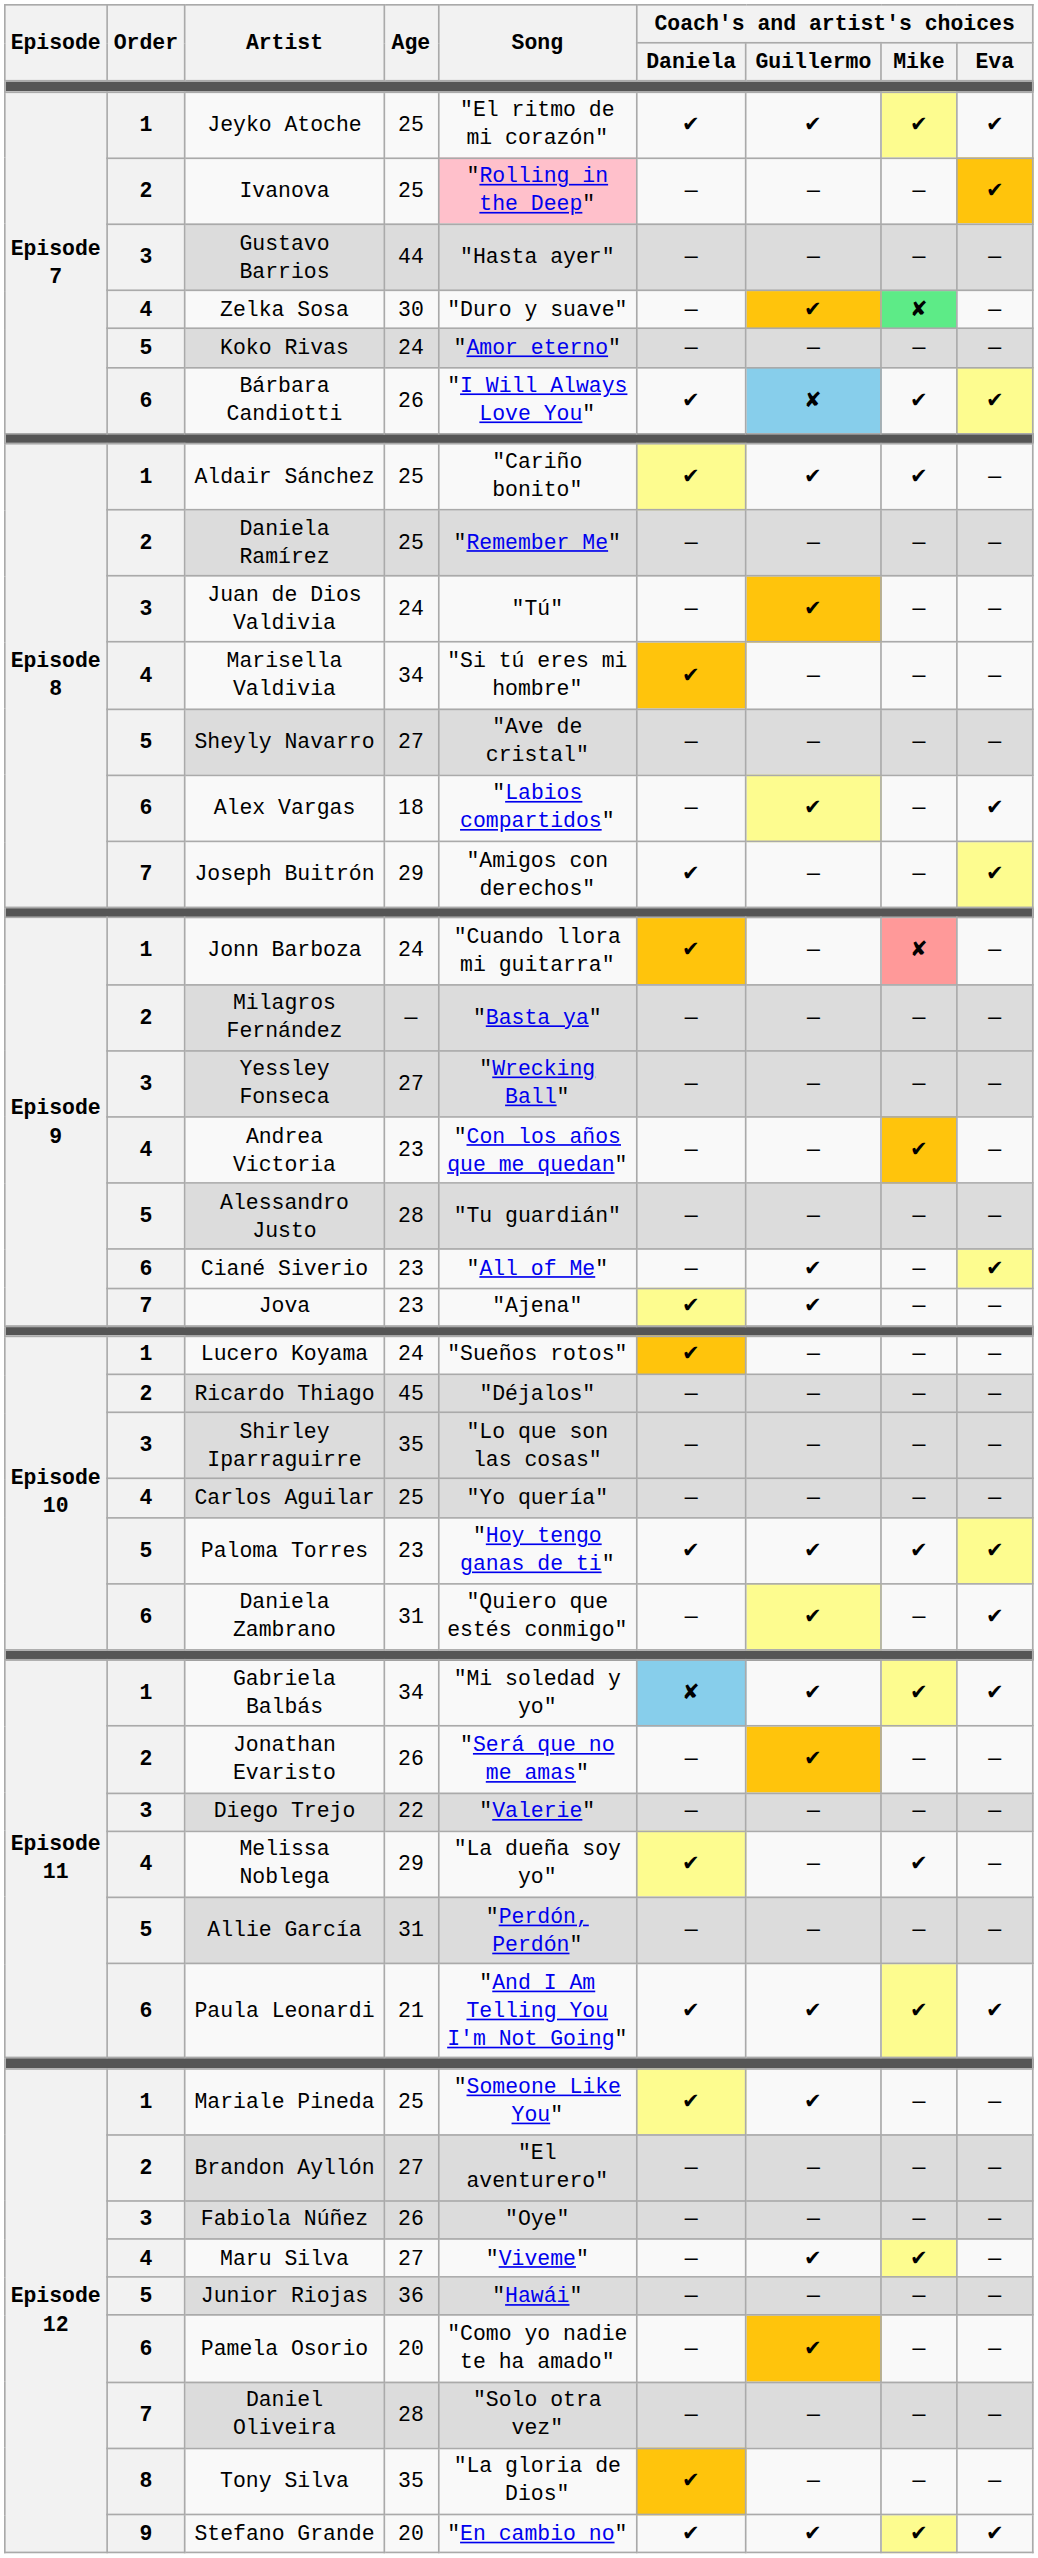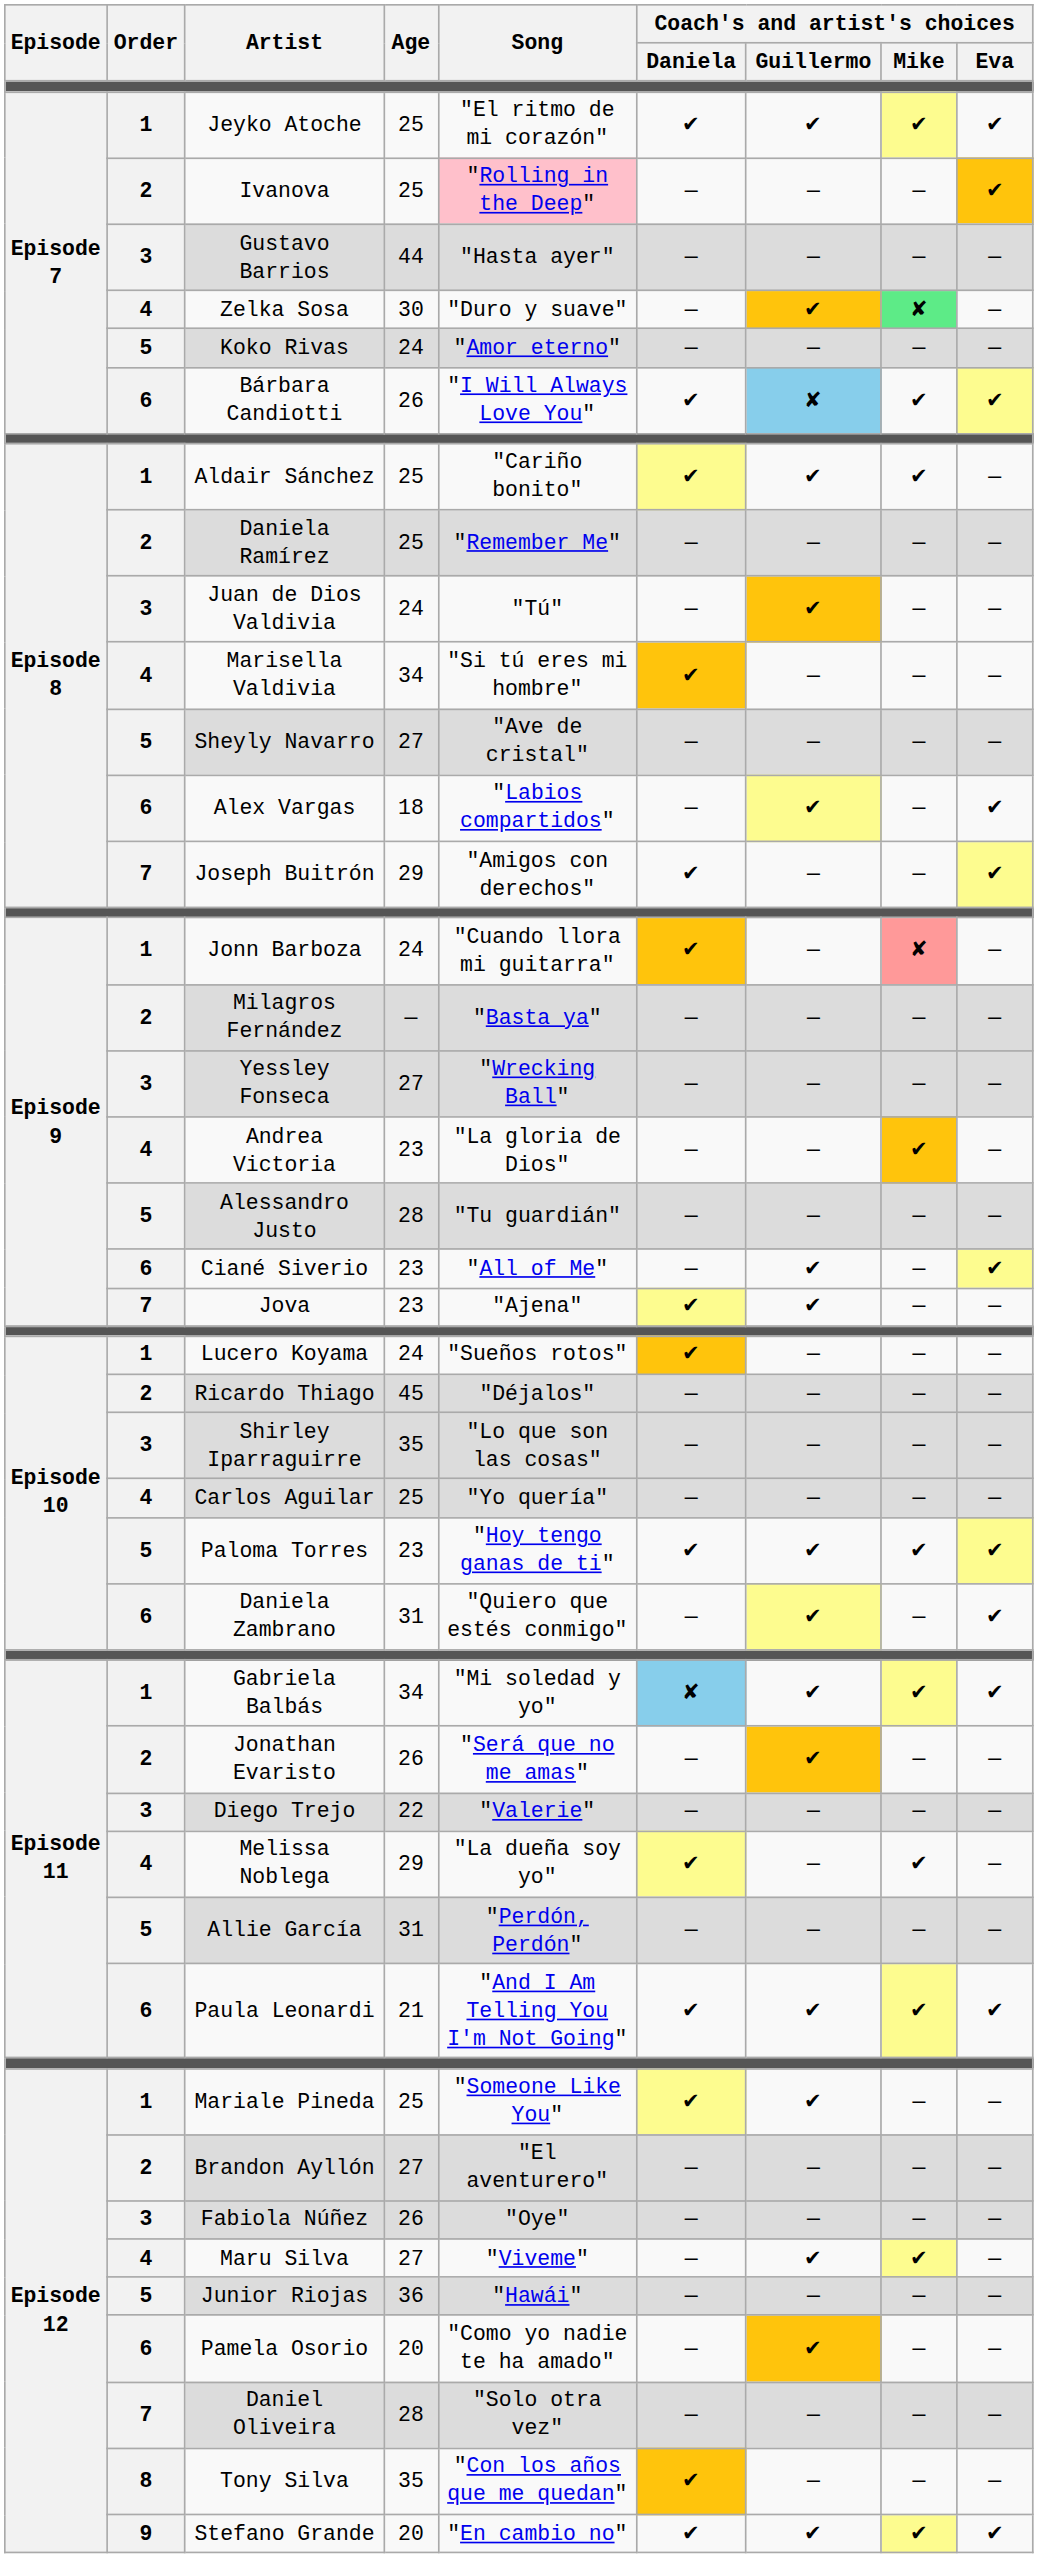(537, 1150) "Con los años que me quedan" -> (537, 1150) "La gloria de Dios"
(537, 2481) "La gloria de Dios" -> (537, 2481) "Con los años que me quedan"
